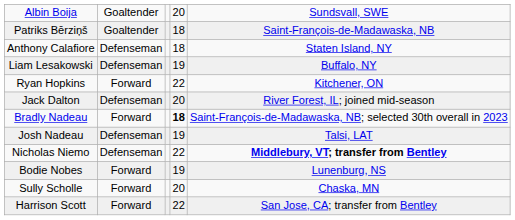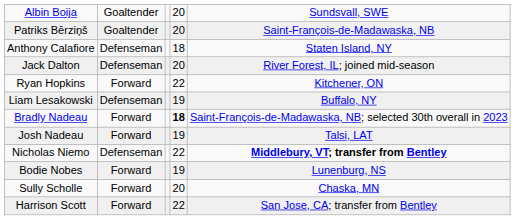(179, 30) 18 -> (179, 30) 20
rows swapped: (51, 100) <-> (51, 65)
(131, 135) Defenseman -> (131, 135) Forward
